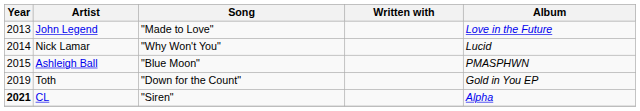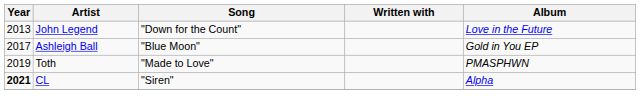(177, 30) "Made to Love" -> (191, 30) "Down for the Count"
- row: (63, 47)
(19, 64) 2015 -> (19, 47) 2017
(497, 64) PMASPHWN -> (502, 47) Gold in You EP
(191, 81) "Down for the Count" -> (177, 64) "Made to Love"
(502, 81) Gold in You EP -> (497, 64) PMASPHWN
